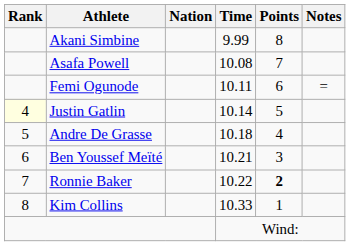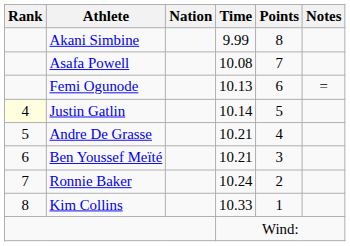(236, 87) 10.11 -> (236, 87) 10.13
(236, 134) 10.18 -> (236, 134) 10.21
(236, 181) 10.22 -> (236, 181) 10.24
(279, 181) bold -> (279, 181) normal
